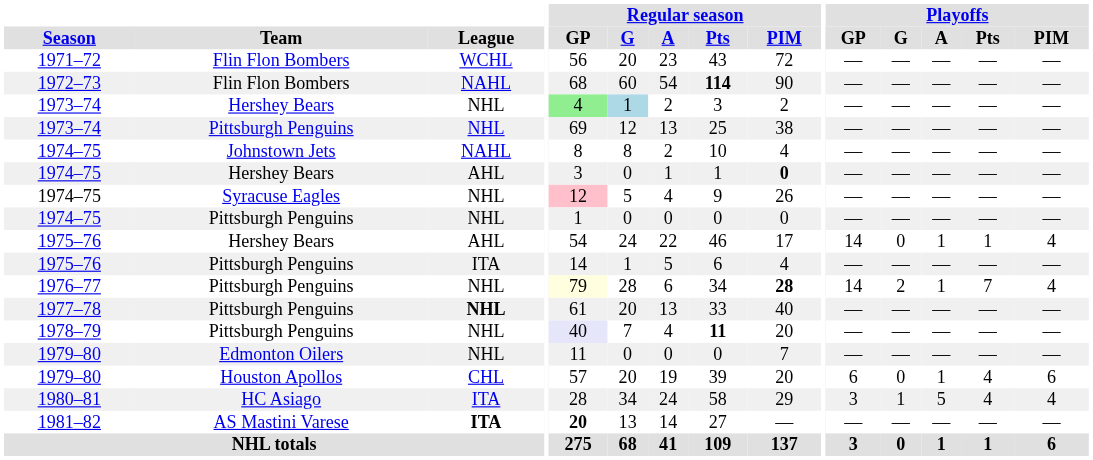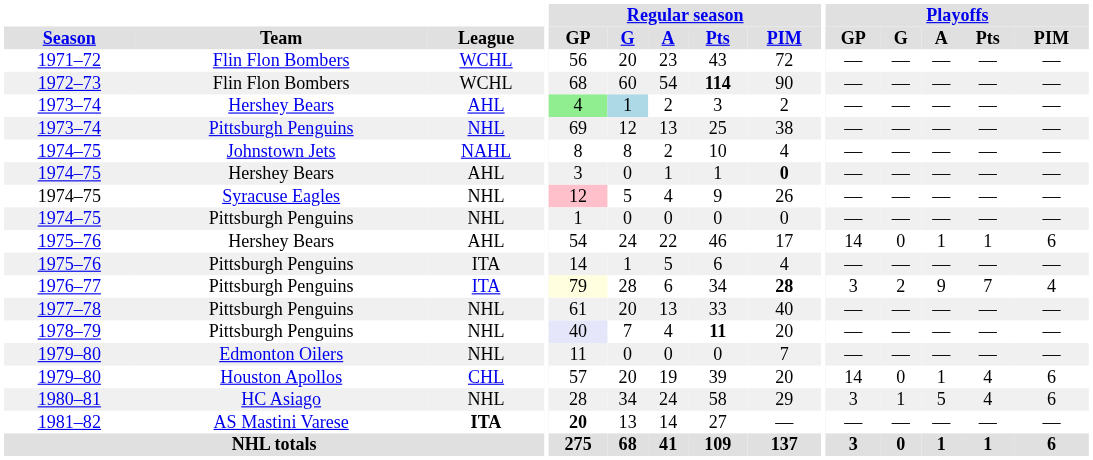(486, 83) NAHL -> (486, 83) WCHL
(486, 105) NHL -> (486, 105) AHL
(1051, 241) 4 -> (1051, 241) 6
(486, 286) NHL -> (486, 286) ITA
(853, 286) 14 -> (853, 286) 3
(941, 286) 1 -> (941, 286) 9
(486, 309) bold -> (486, 309) normal
(853, 376) 6 -> (853, 376) 14
(486, 399) ITA -> (486, 399) NHL
(1051, 399) 4 -> (1051, 399) 6
